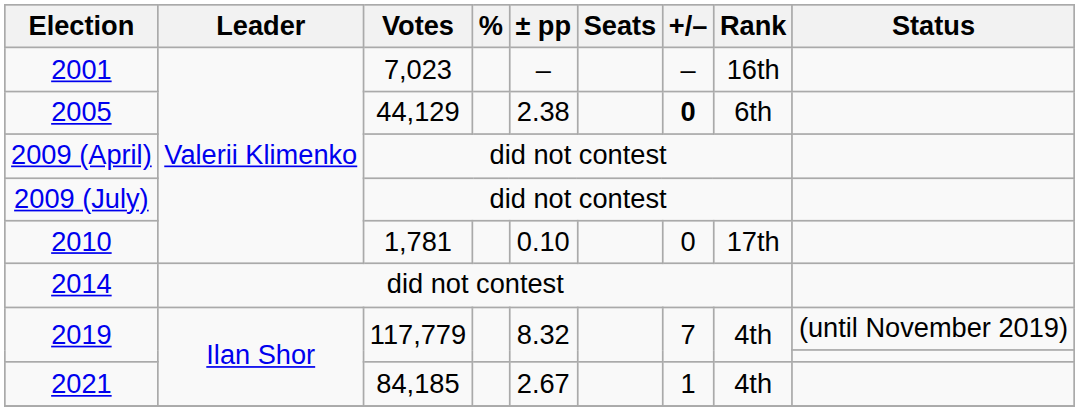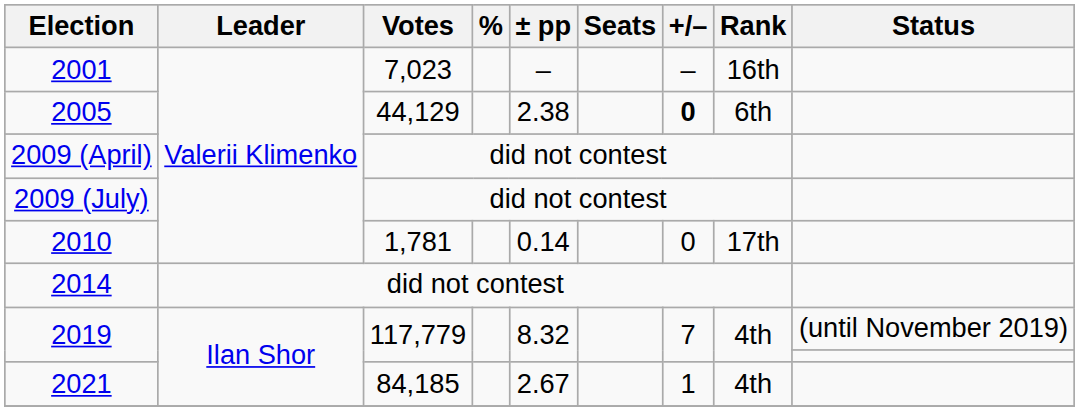(543, 241) 0.10 -> (543, 241) 0.14
